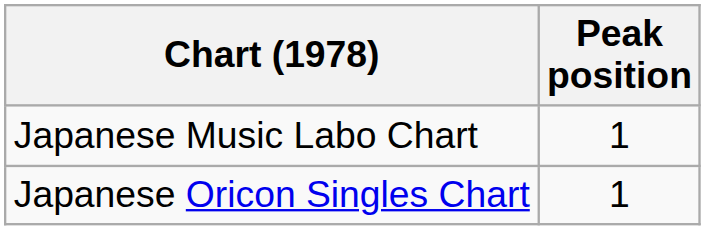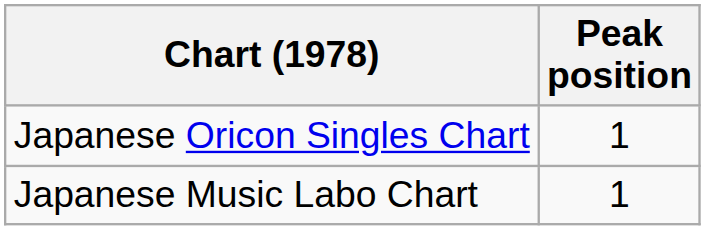rows swapped: (272, 194) <-> (246, 135)
